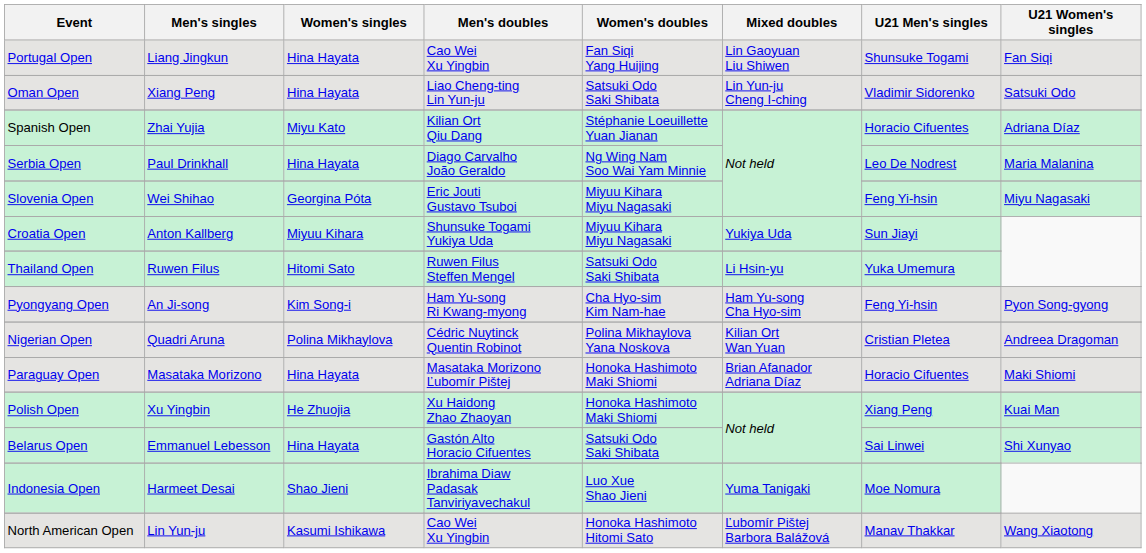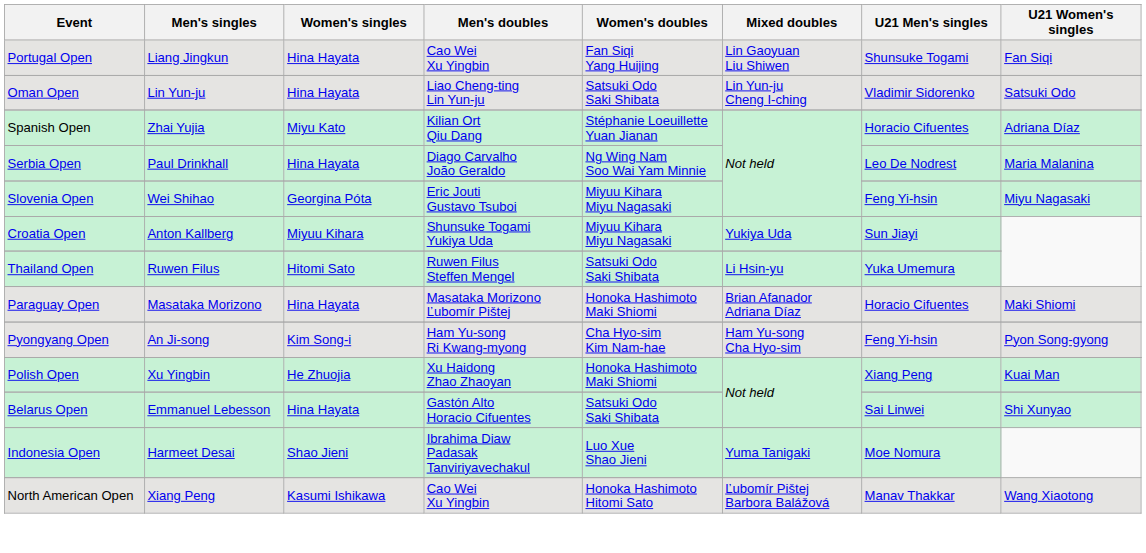(181, 93) Xiang Peng -> (176, 93) Lin Yun-ju
rows swapped: (58, 305) <-> (53, 375)
- row: (50, 340)
(176, 531) Lin Yun-ju -> (181, 495) Xiang Peng
